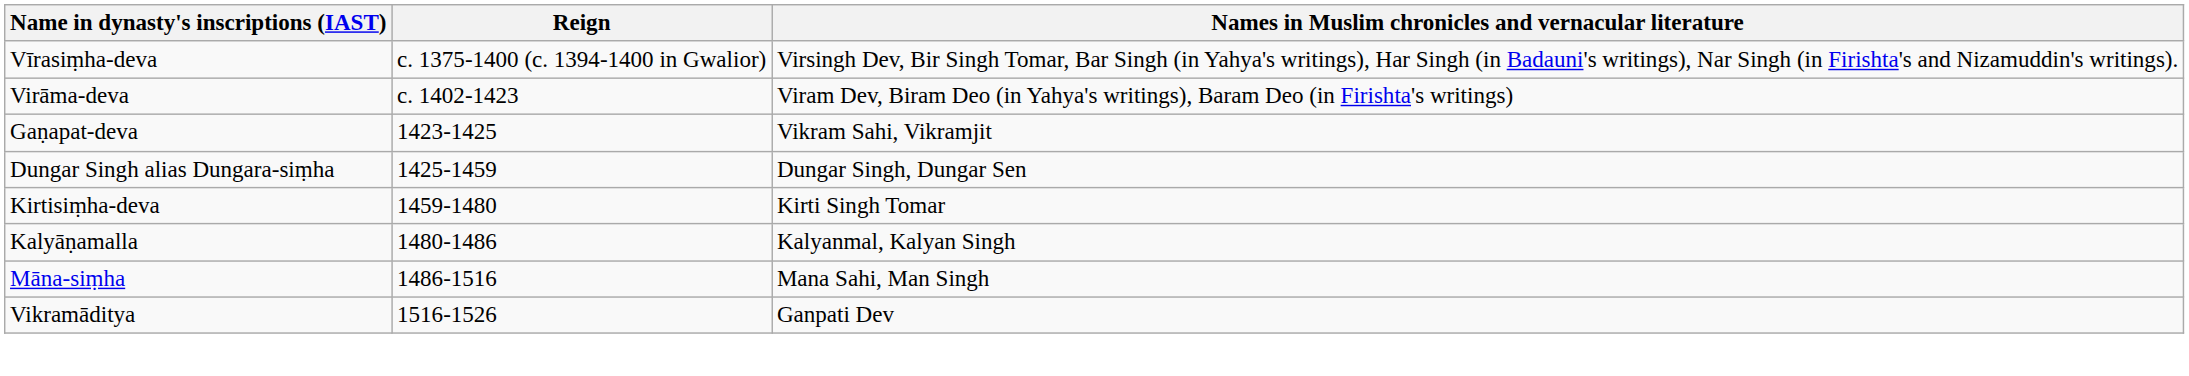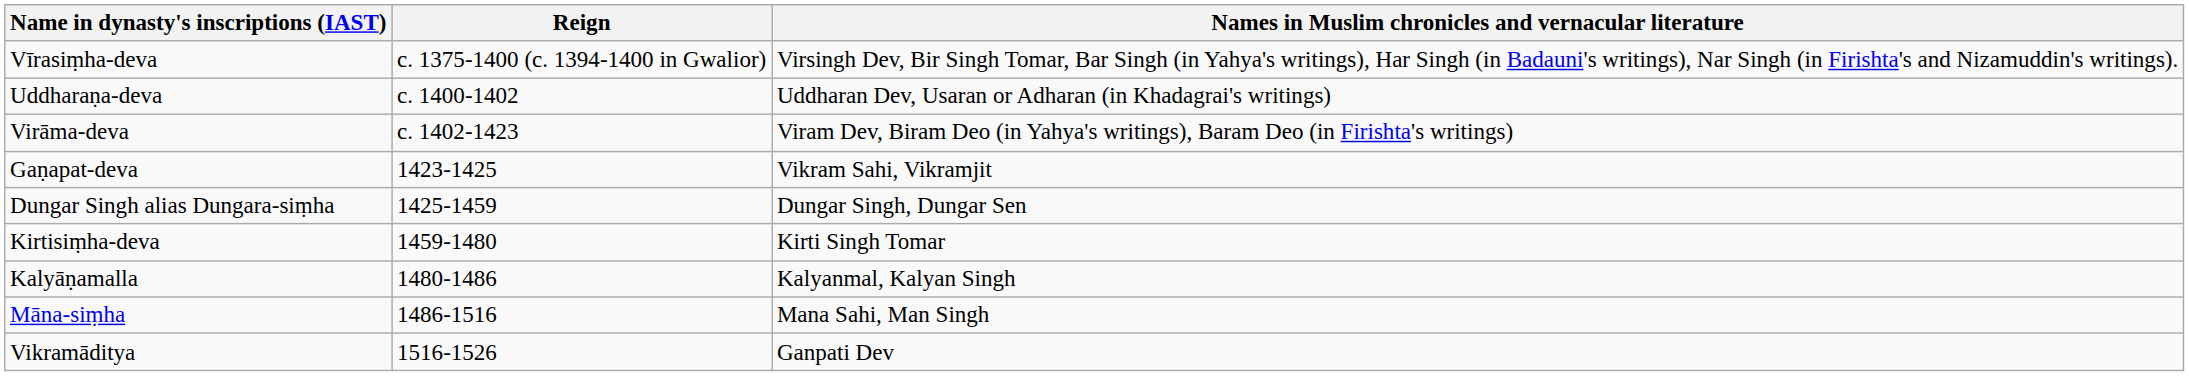+ row: (86, 95)
